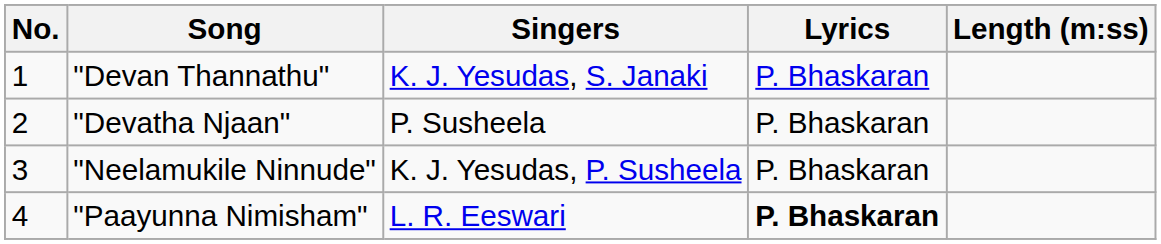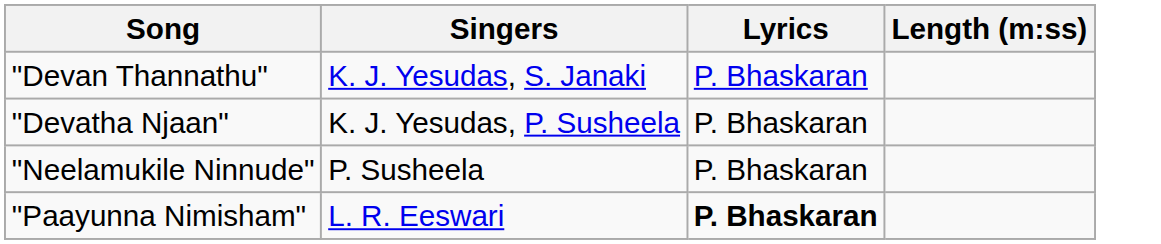- column: (36, 29)
(468, 122) P. Susheela -> (504, 122) K. J. Yesudas, P. Susheela
(566, 169) K. J. Yesudas, P. Susheela -> (406, 169) P. Susheela
